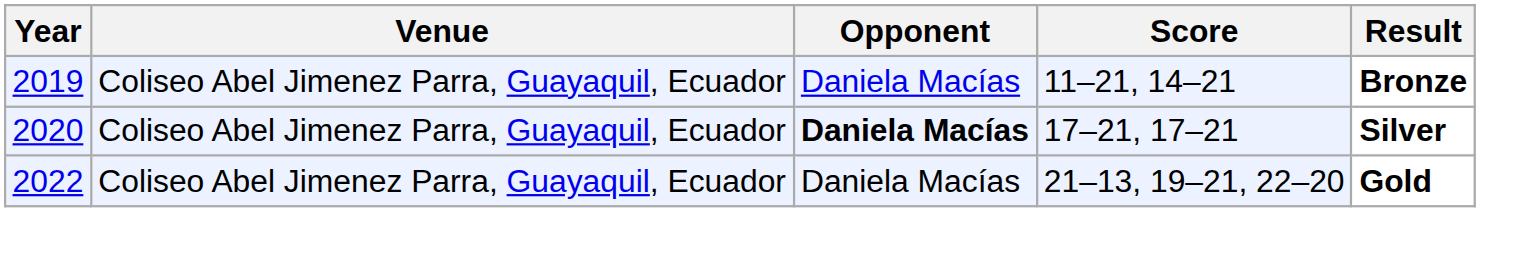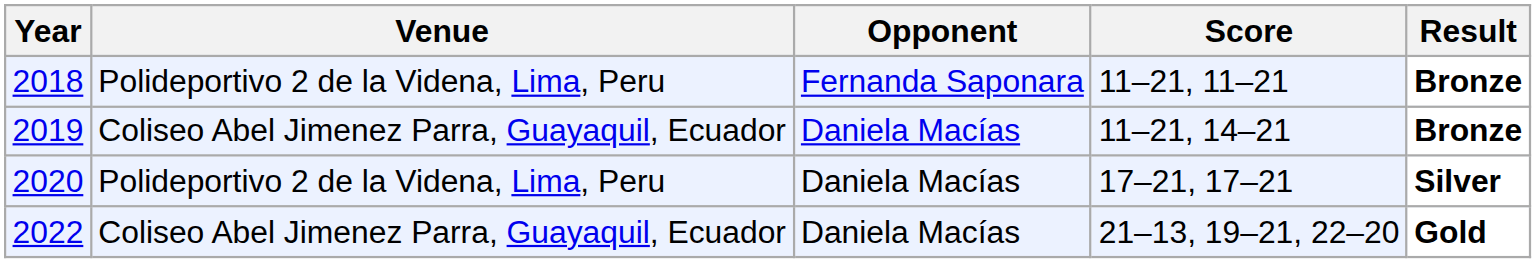+ row: (48, 81)
(442, 131) Coliseo Abel Jimenez Parra, Guayaquil, Ecuador -> (382, 181) Polideportivo 2 de la Videna, Lima, Peru
(915, 131) bold -> (911, 181) normal
